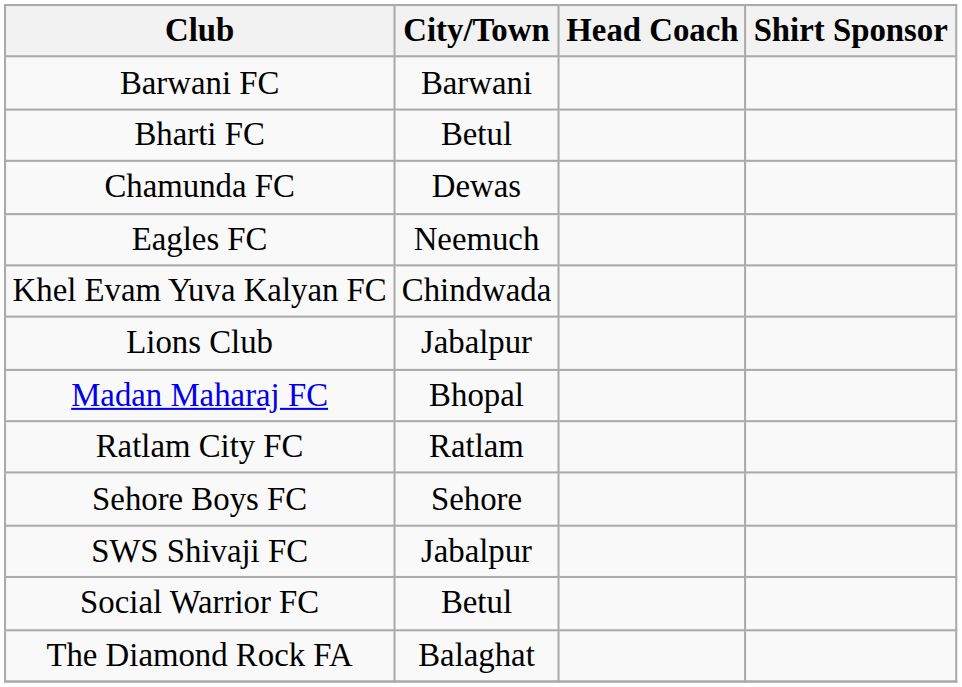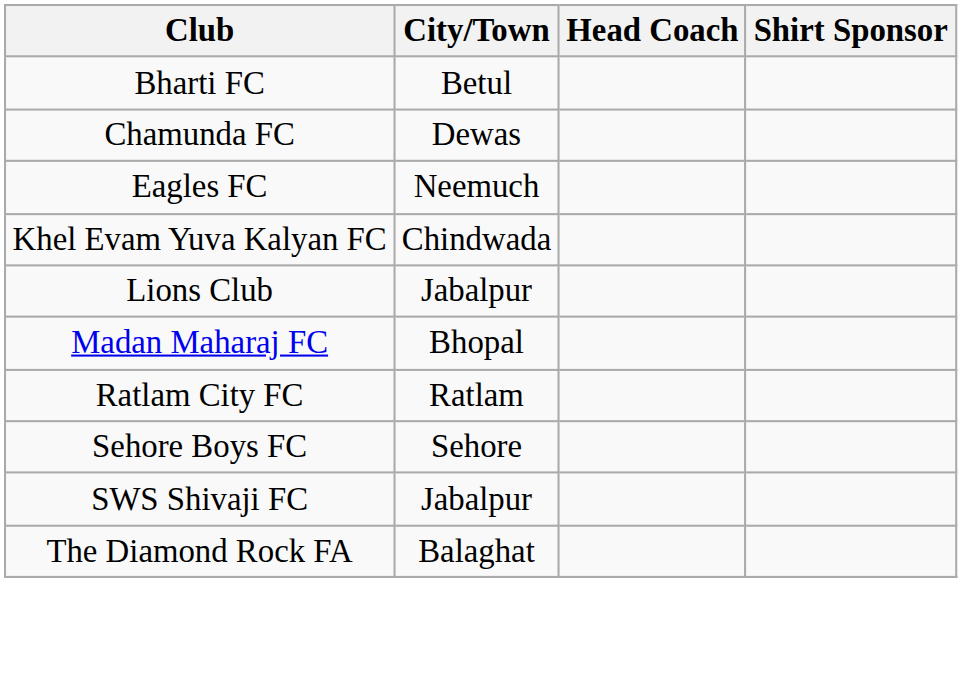- row: (200, 82)
- row: (200, 602)
